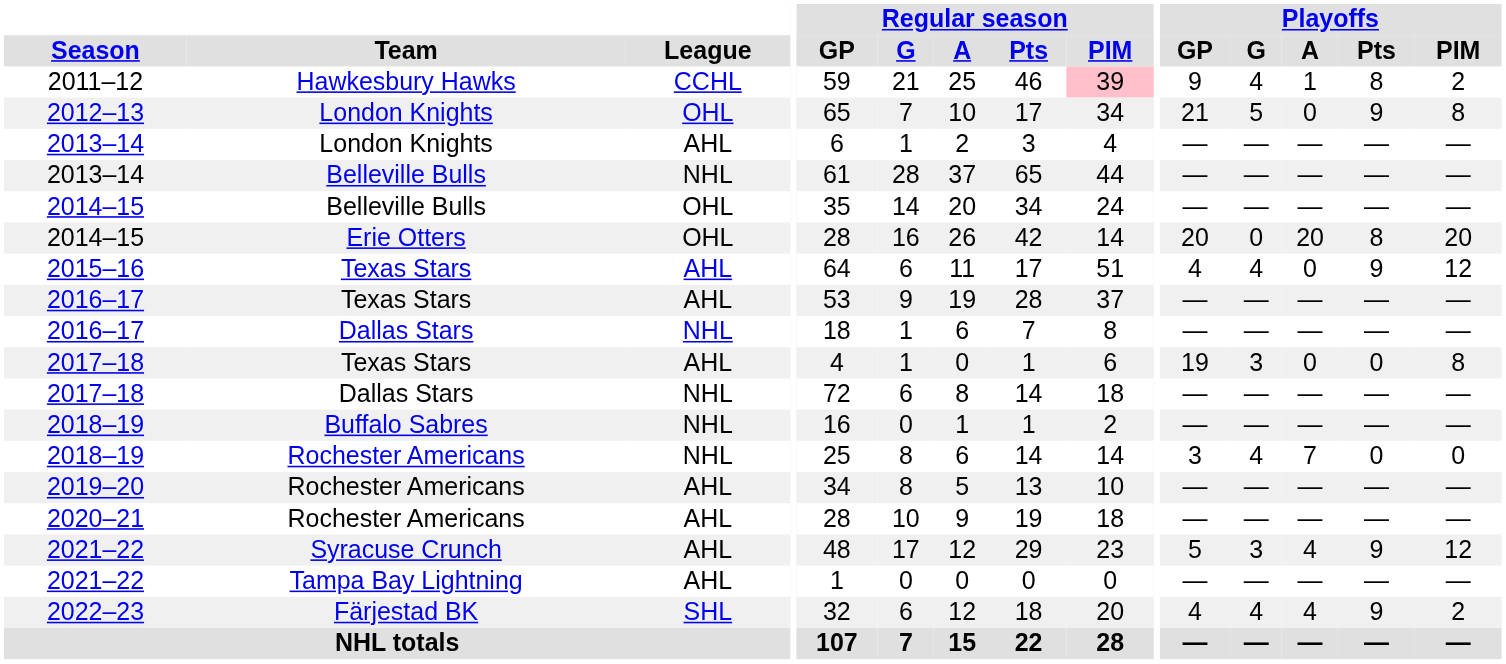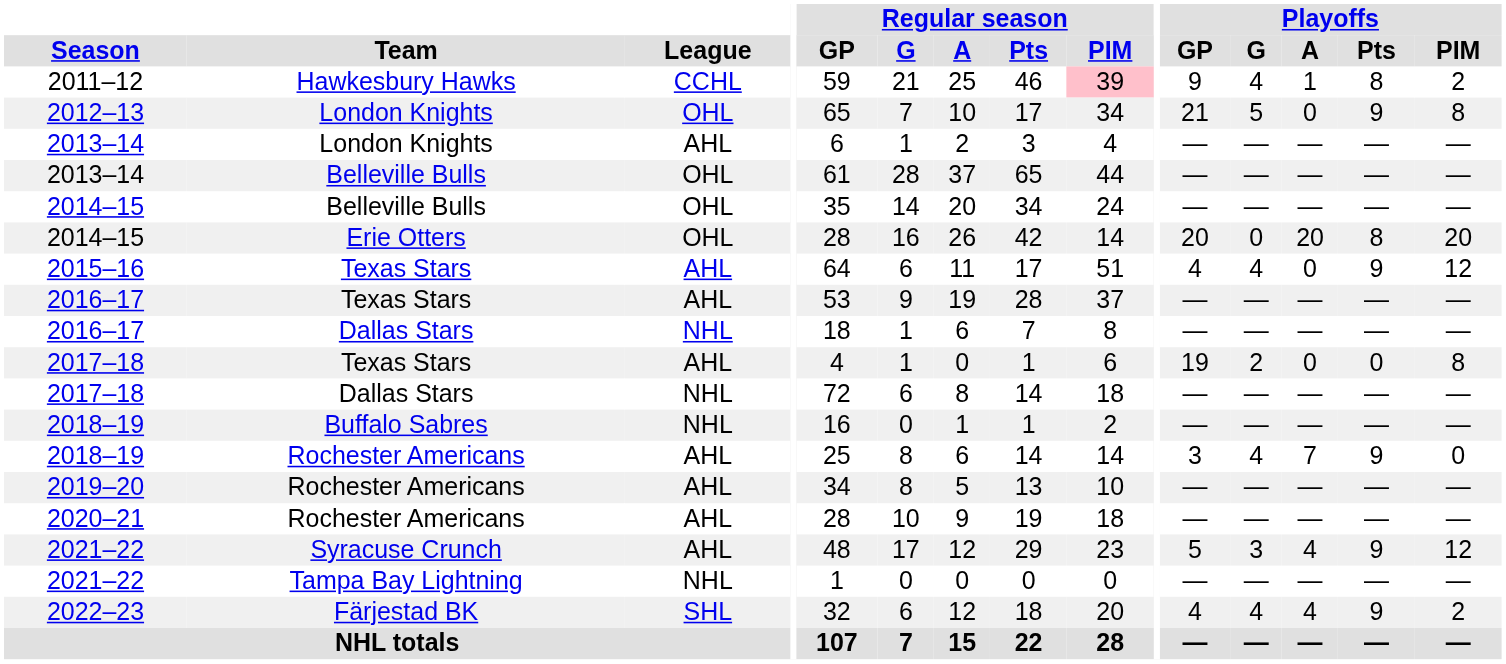(708, 175) NHL -> (708, 175) OHL
(1256, 362) 3 -> (1256, 362) 2
(708, 456) NHL -> (708, 456) AHL
(1377, 456) 0 -> (1377, 456) 9
(708, 580) AHL -> (708, 580) NHL
